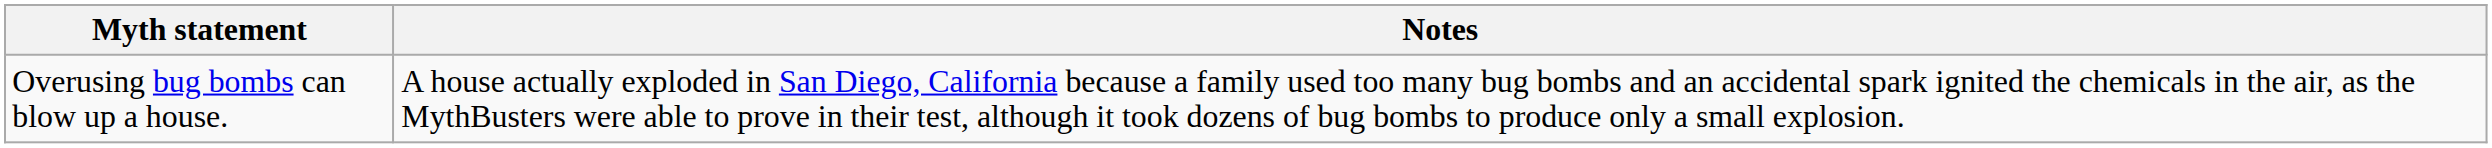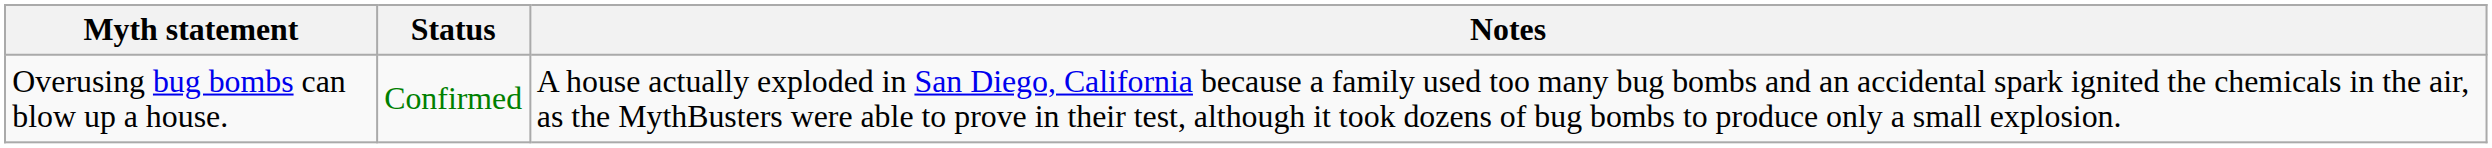+ column: (453, 29)
